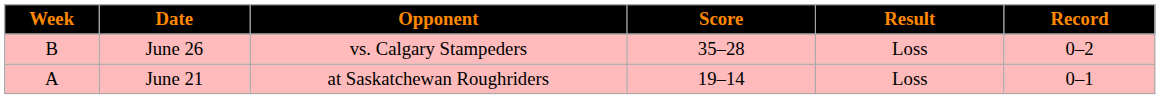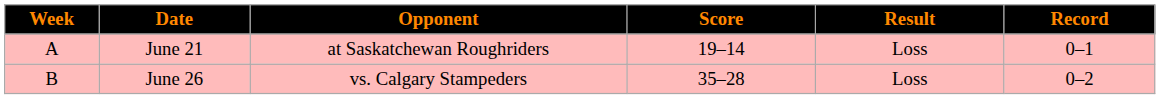rows swapped: (174, 78) <-> (174, 49)
